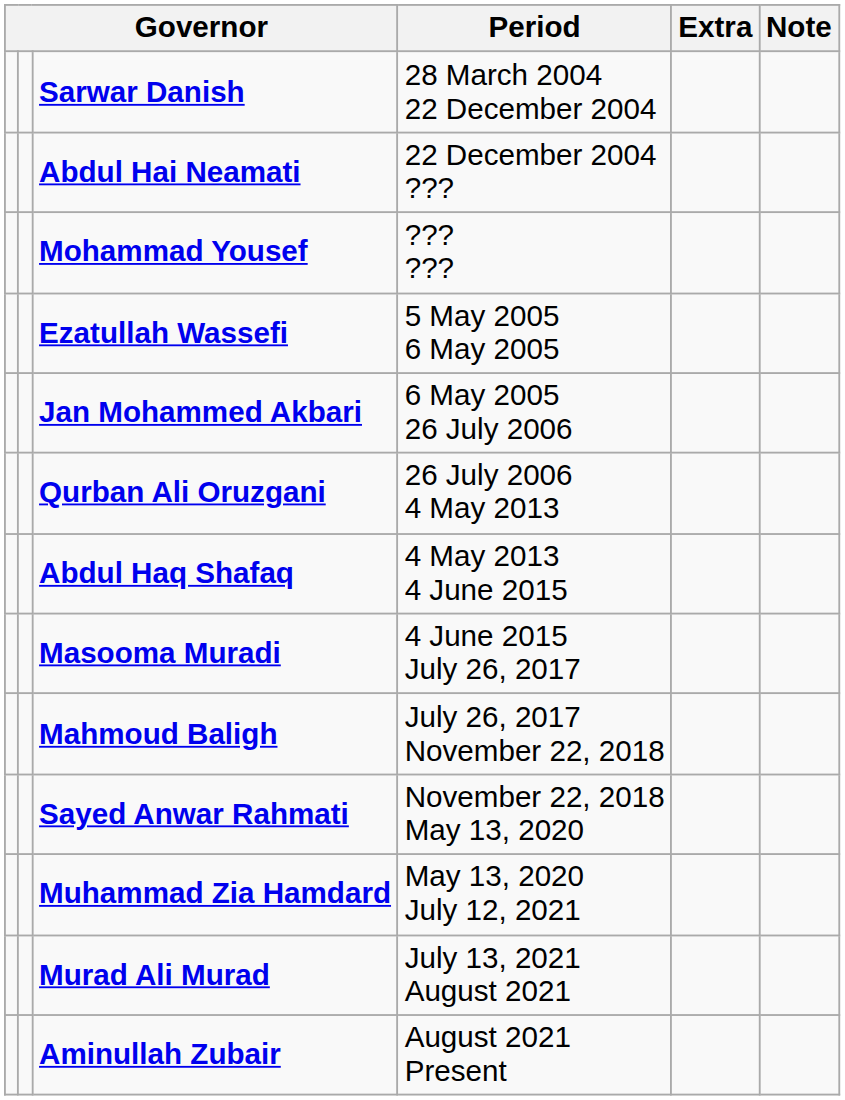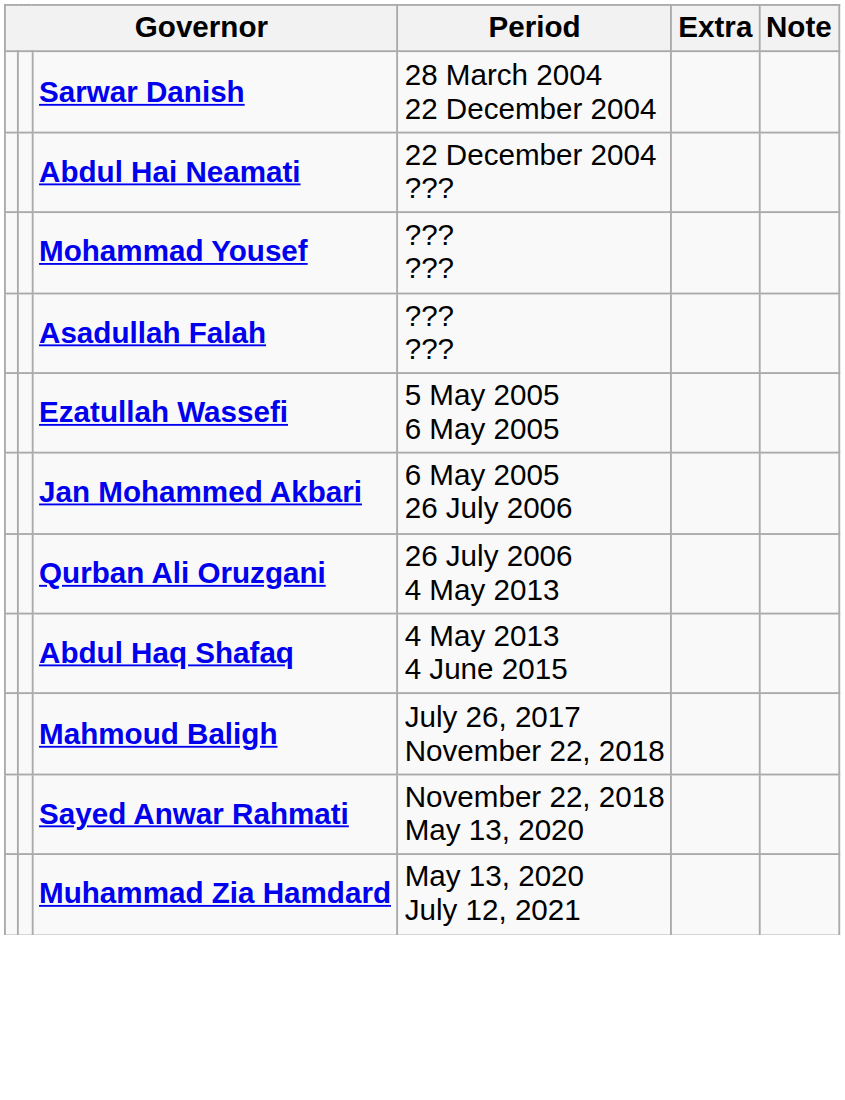+ row: (153, 332)
- row: (160, 653)
- row: (154, 974)
- row: (160, 1054)
